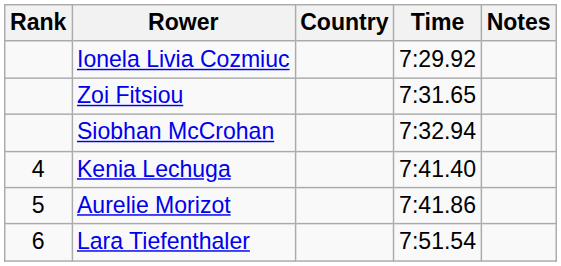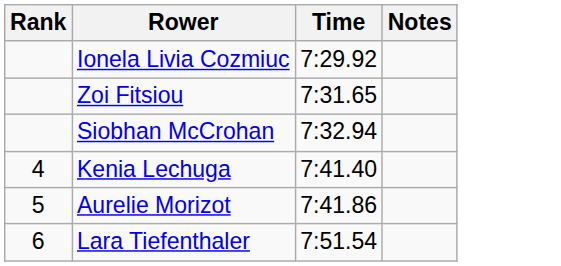- column: (344, 22)
